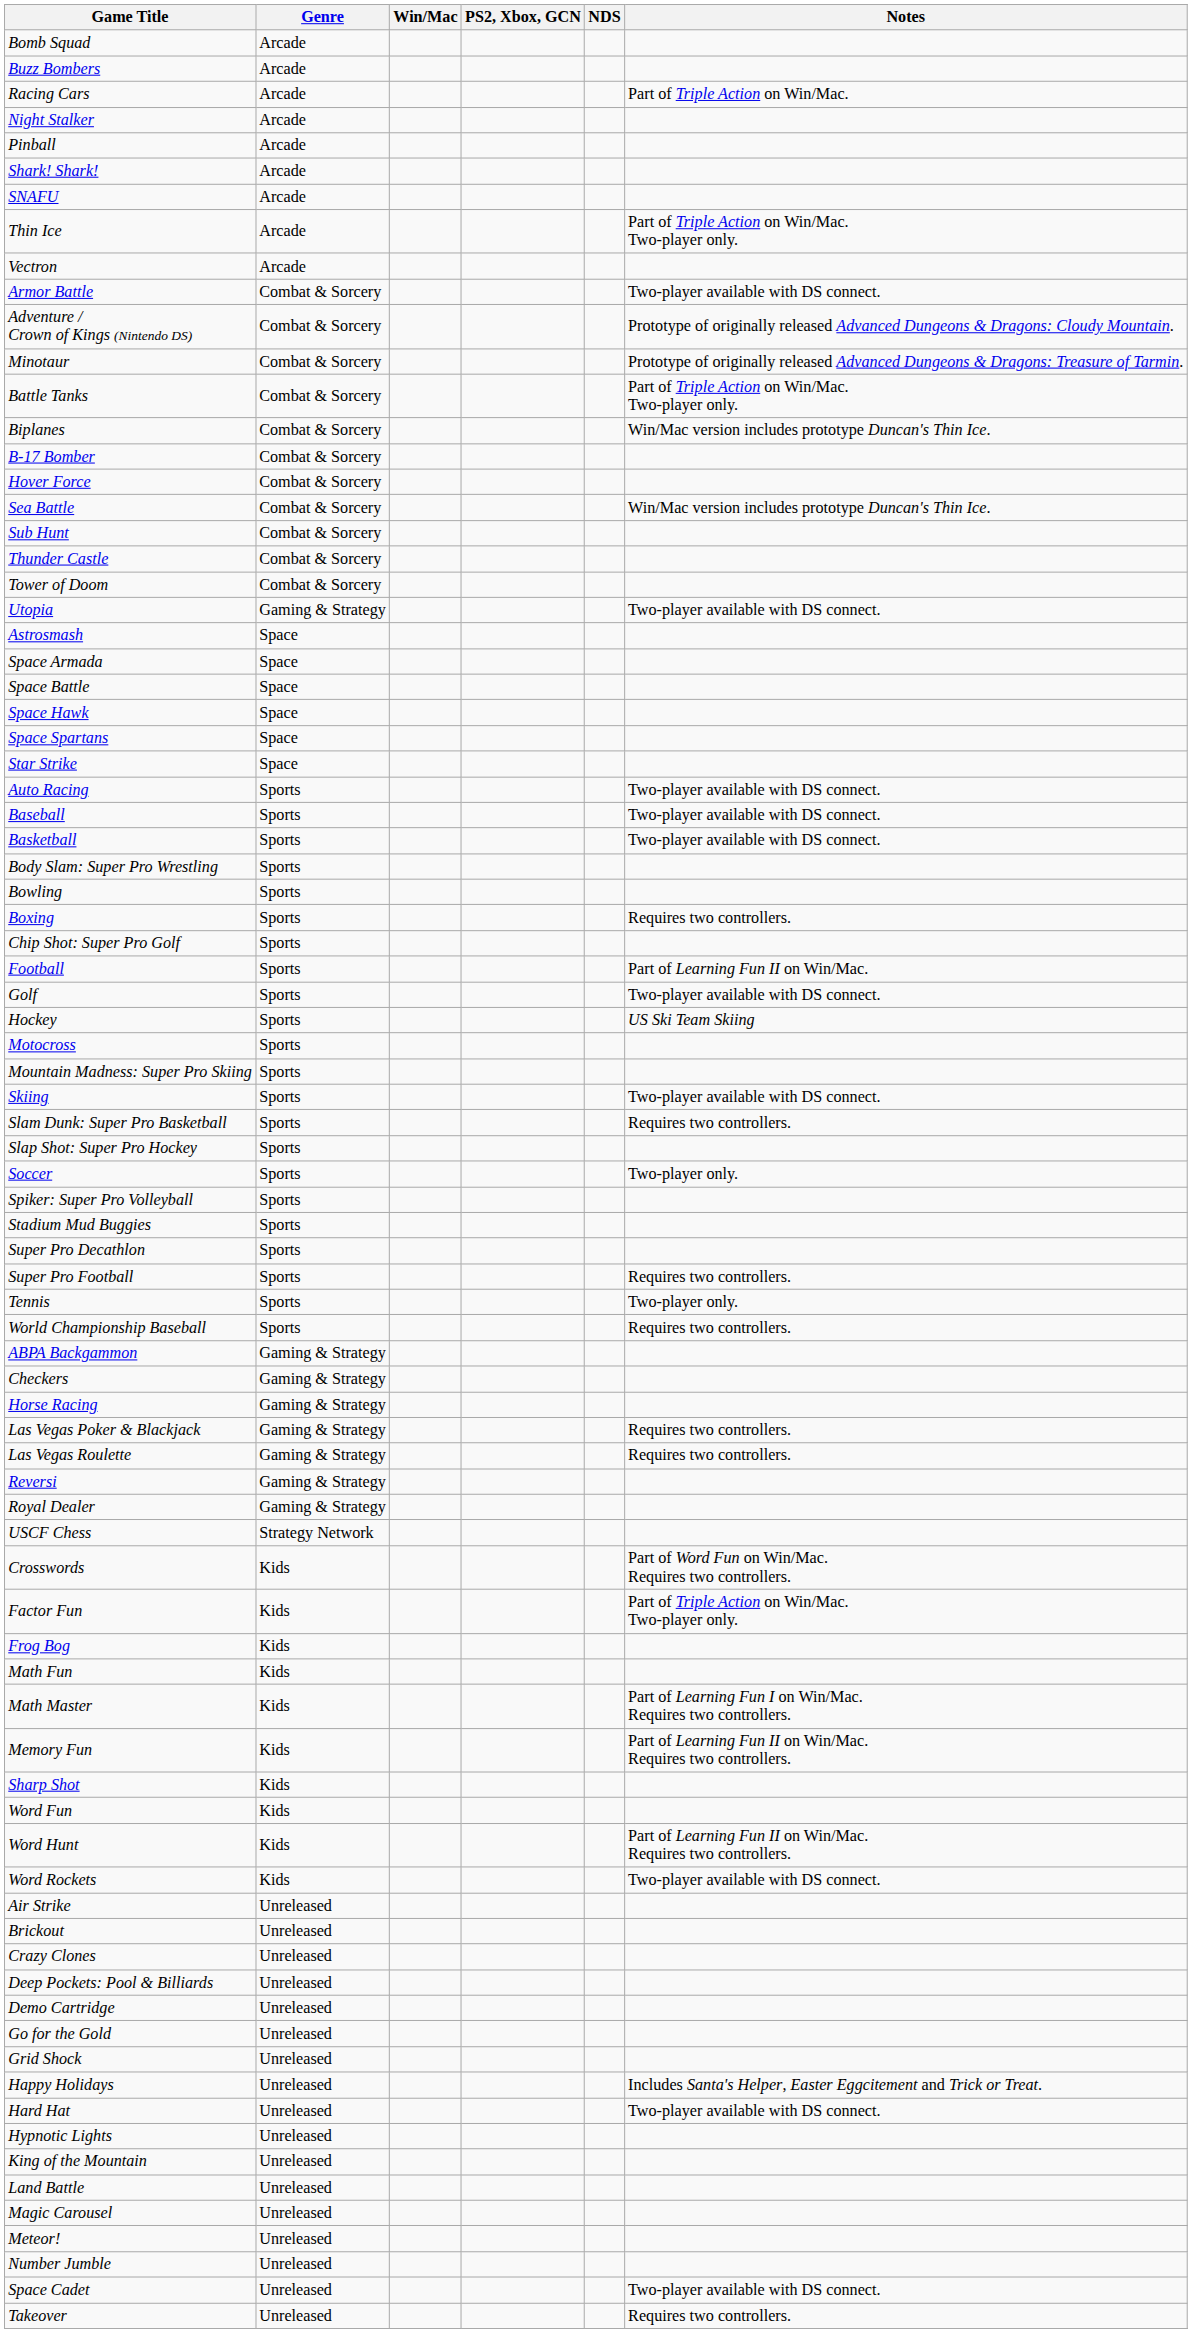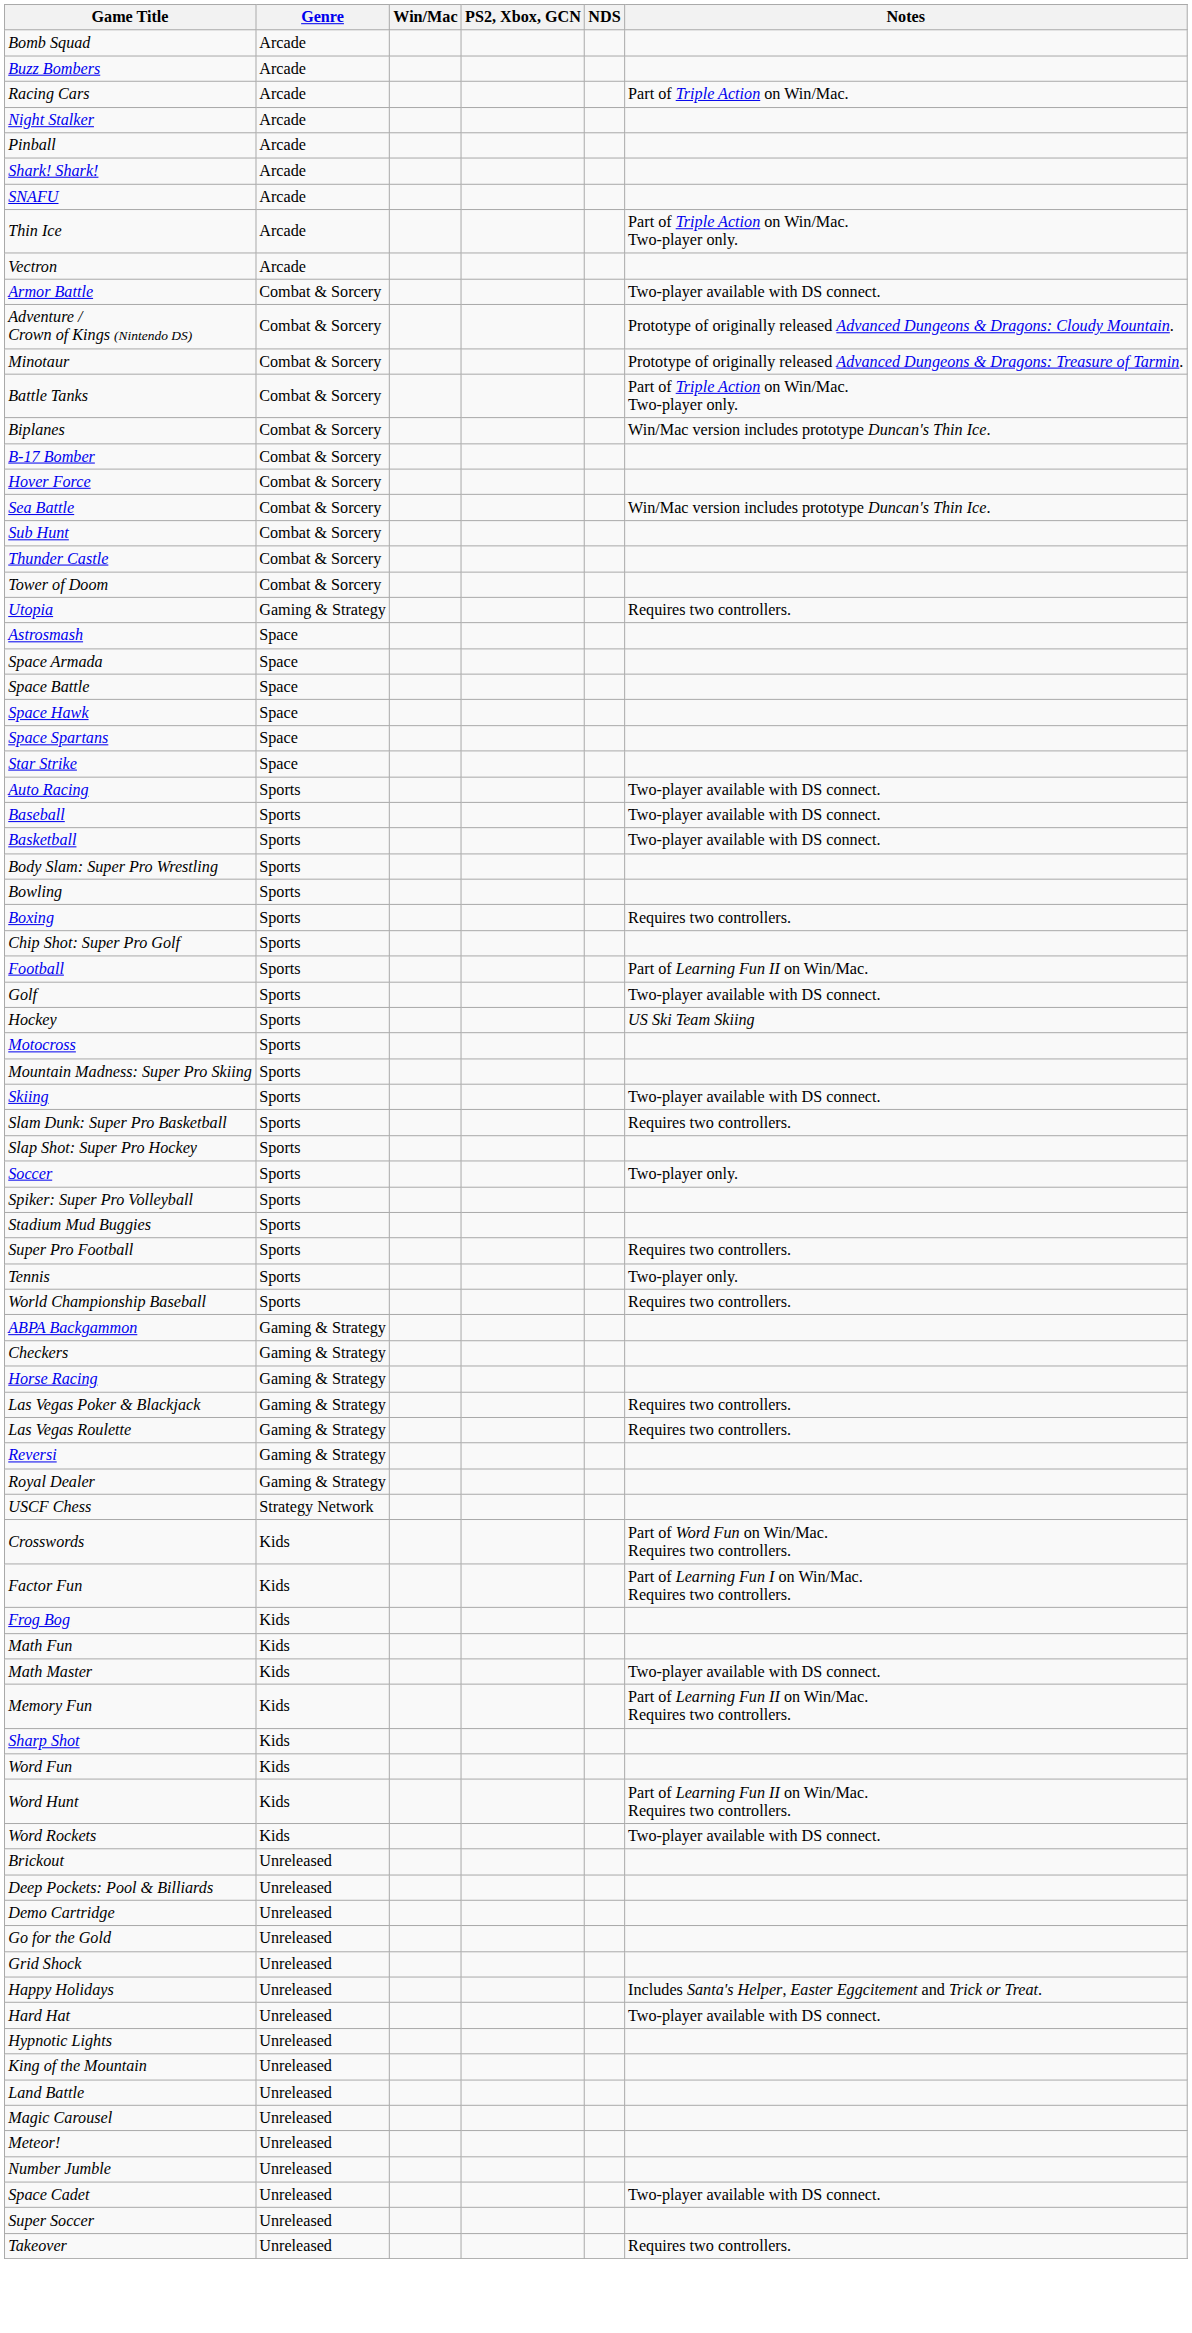(754, 610) Two-player available with DS connect. -> (710, 610) Requires two controllers.
- row: (77, 1250)
(738, 1611) Part of Triple Action on Win/Mac. Two-player only. -> (745, 1585) Part of Learning Fun I on Win/Mac. Requires two controllers.
(745, 1706) Part of Learning Fun I on Win/Mac. Requires two controllers. -> (754, 1671) Two-player available with DS connect.
- row: (39, 1905)
- row: (52, 1956)
+ row: (51, 2220)
